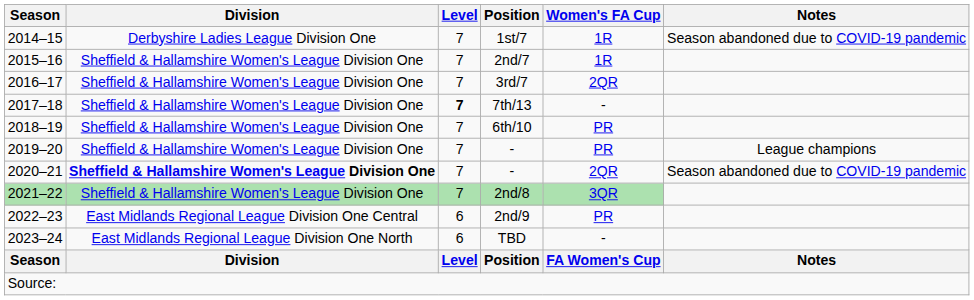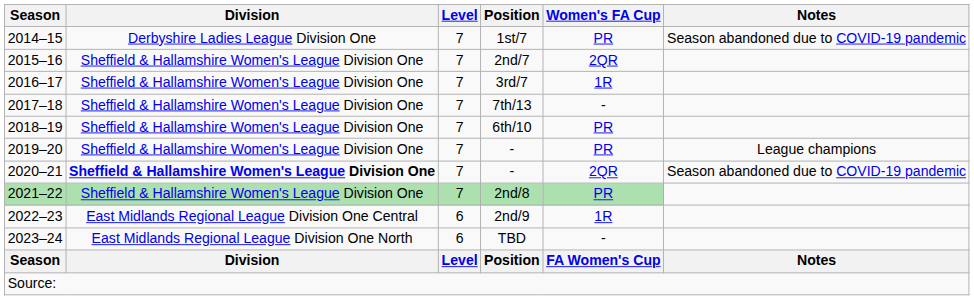(603, 37) 1R -> (603, 37) PR
(603, 60) 1R -> (603, 60) 2QR
(603, 82) 2QR -> (603, 82) 1R
(460, 104) bold -> (460, 104) normal
(603, 194) 3QR -> (603, 194) PR
(603, 216) PR -> (603, 216) 1R
